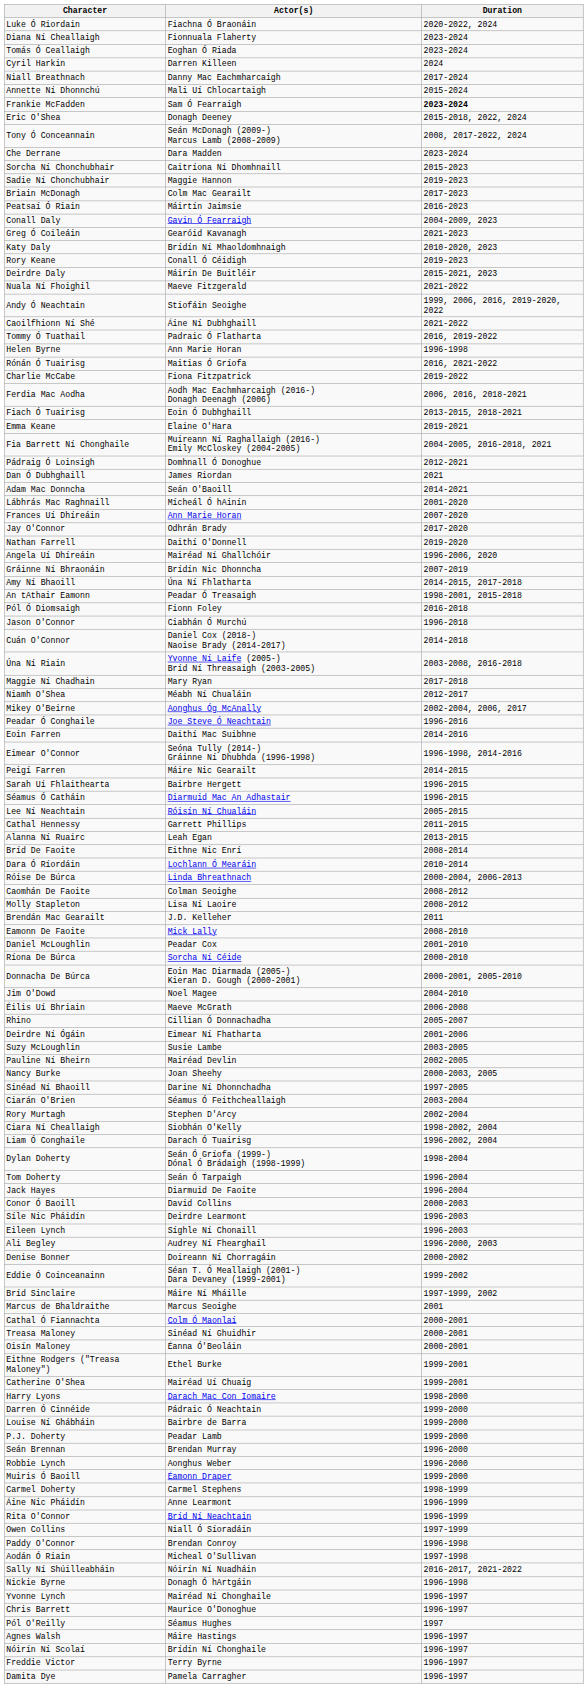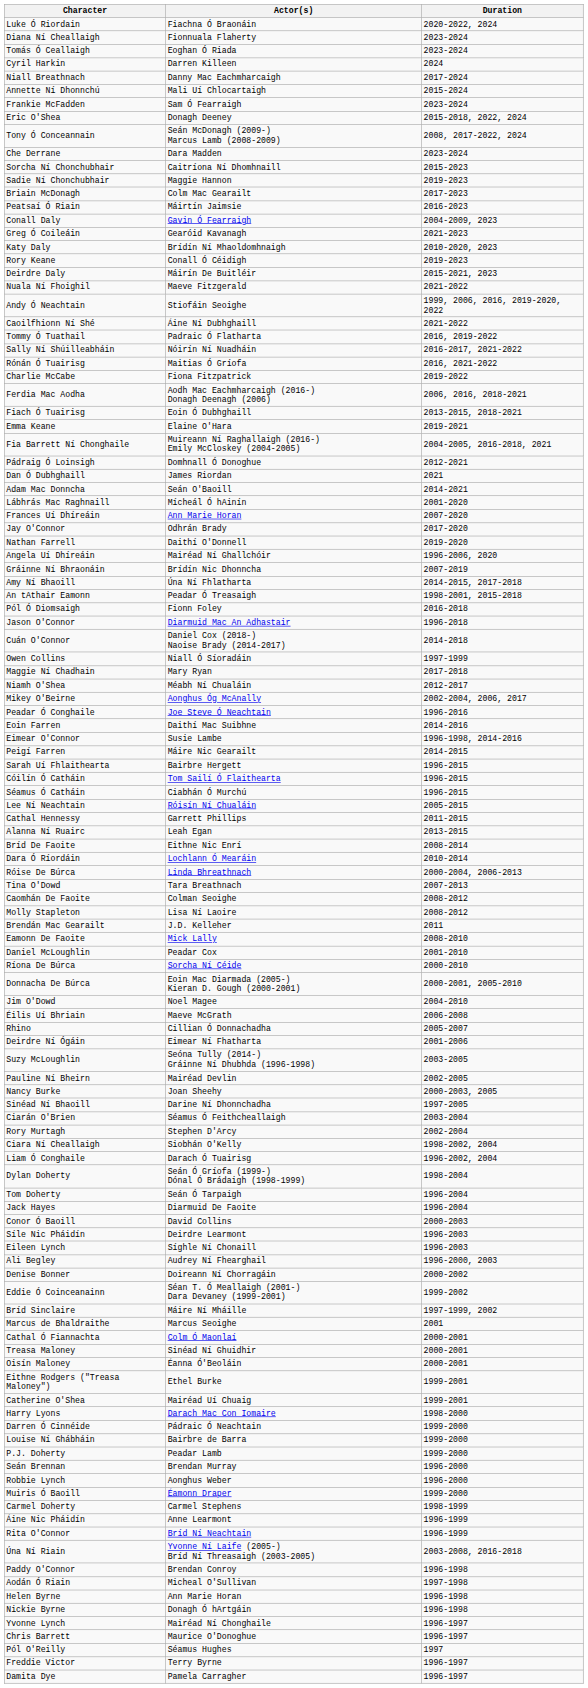(446, 104) bold -> (446, 104) normal
rows swapped: (60, 1570) <-> (33, 350)
(207, 623) Ciabhán Ó Murchú -> (229, 623) Diarmuid Mac An Adhastair
rows swapped: (36, 664) <-> (36, 1530)
(241, 753) Seóna Tully (2014-) Gráinne Ní Dhubhda (1996-1998) -> (195, 739) Susie Lambe
+ row: (46, 779)
(229, 798) Diarmuid Mac An Adhastair -> (207, 792) Ciabhán Ó Murchú
+ row: (33, 886)
(195, 1048) Susie Lambe -> (241, 1060) Seóna Tully (2014-) Gráinne Ní Dhubhda (1996-1998)
- row: (33, 1637)
- row: (46, 1650)
